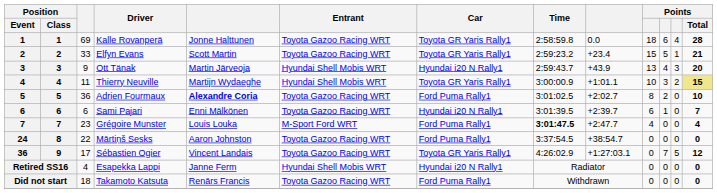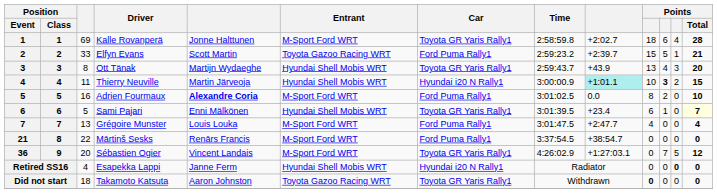(336, 39) Toyota Gazoo Racing WRT -> (320, 39) M-Sport Ford WRT
(594, 39) 0.0 -> (602, 39) +2:02.7
(465, 53) Toyota GR Yaris Rally1 -> (455, 53) Ford Puma Rally1
(599, 53) +23.4 -> (602, 53) +2:39.7
(85, 68) 9 -> (86, 68) 8
(219, 68) Martin Järveoja -> (225, 68) Martijn Wydaeghe
(461, 68) Hyundai i20 N Rally1 -> (465, 68) Toyota GR Yaris Rally1
(225, 82) Martijn Wydaeghe -> (220, 82) Martin Järveoja
(465, 82) Toyota GR Yaris Rally1 -> (461, 82) Hyundai i20 N Rally1
(603, 82) no background -> (602, 82) paleturquoise background
(665, 82) normal -> (665, 82) bold
(698, 82) khaki background -> (697, 82) no background
(85, 96) 36 -> (86, 96) 16
(336, 96) Toyota Gazoo Racing WRT -> (320, 96) M-Sport Ford WRT
(603, 96) +2:02.7 -> (594, 96) 0.0
(85, 110) 6 -> (86, 110) 5
(336, 110) Toyota Gazoo Racing WRT -> (334, 110) Hyundai Shell Mobis WRT
(461, 110) Hyundai i20 N Rally1 -> (465, 110) Toyota GR Yaris Rally1
(603, 110) +2:39.7 -> (599, 110) +23.4
(698, 110) no background -> (697, 110) lightyellow background
(85, 124) 23 -> (86, 124) 13
(555, 124) bold -> (555, 124) normal
(23, 138) 24 -> (23, 138) 21
(220, 138) Aaron Johnston -> (219, 138) Renārs Francis
(336, 138) Toyota Gazoo Racing WRT -> (320, 138) M-Sport Ford WRT
(85, 152) 17 -> (86, 152) 20
(336, 152) Toyota Gazoo Racing WRT -> (320, 152) M-Sport Ford WRT
(677, 167) normal -> (677, 167) bold
(219, 181) Renārs Francis -> (220, 181) Aaron Johnston
(455, 181) Ford Puma Rally1 -> (465, 181) Toyota GR Yaris Rally1
(651, 181) normal -> (651, 181) bold
